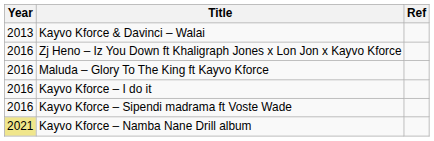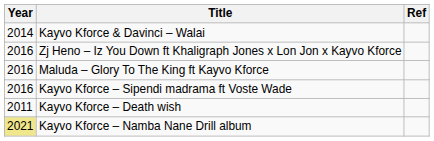(20, 32) 2013 -> (20, 32) 2014
- row: (95, 88)
+ row: (110, 107)
